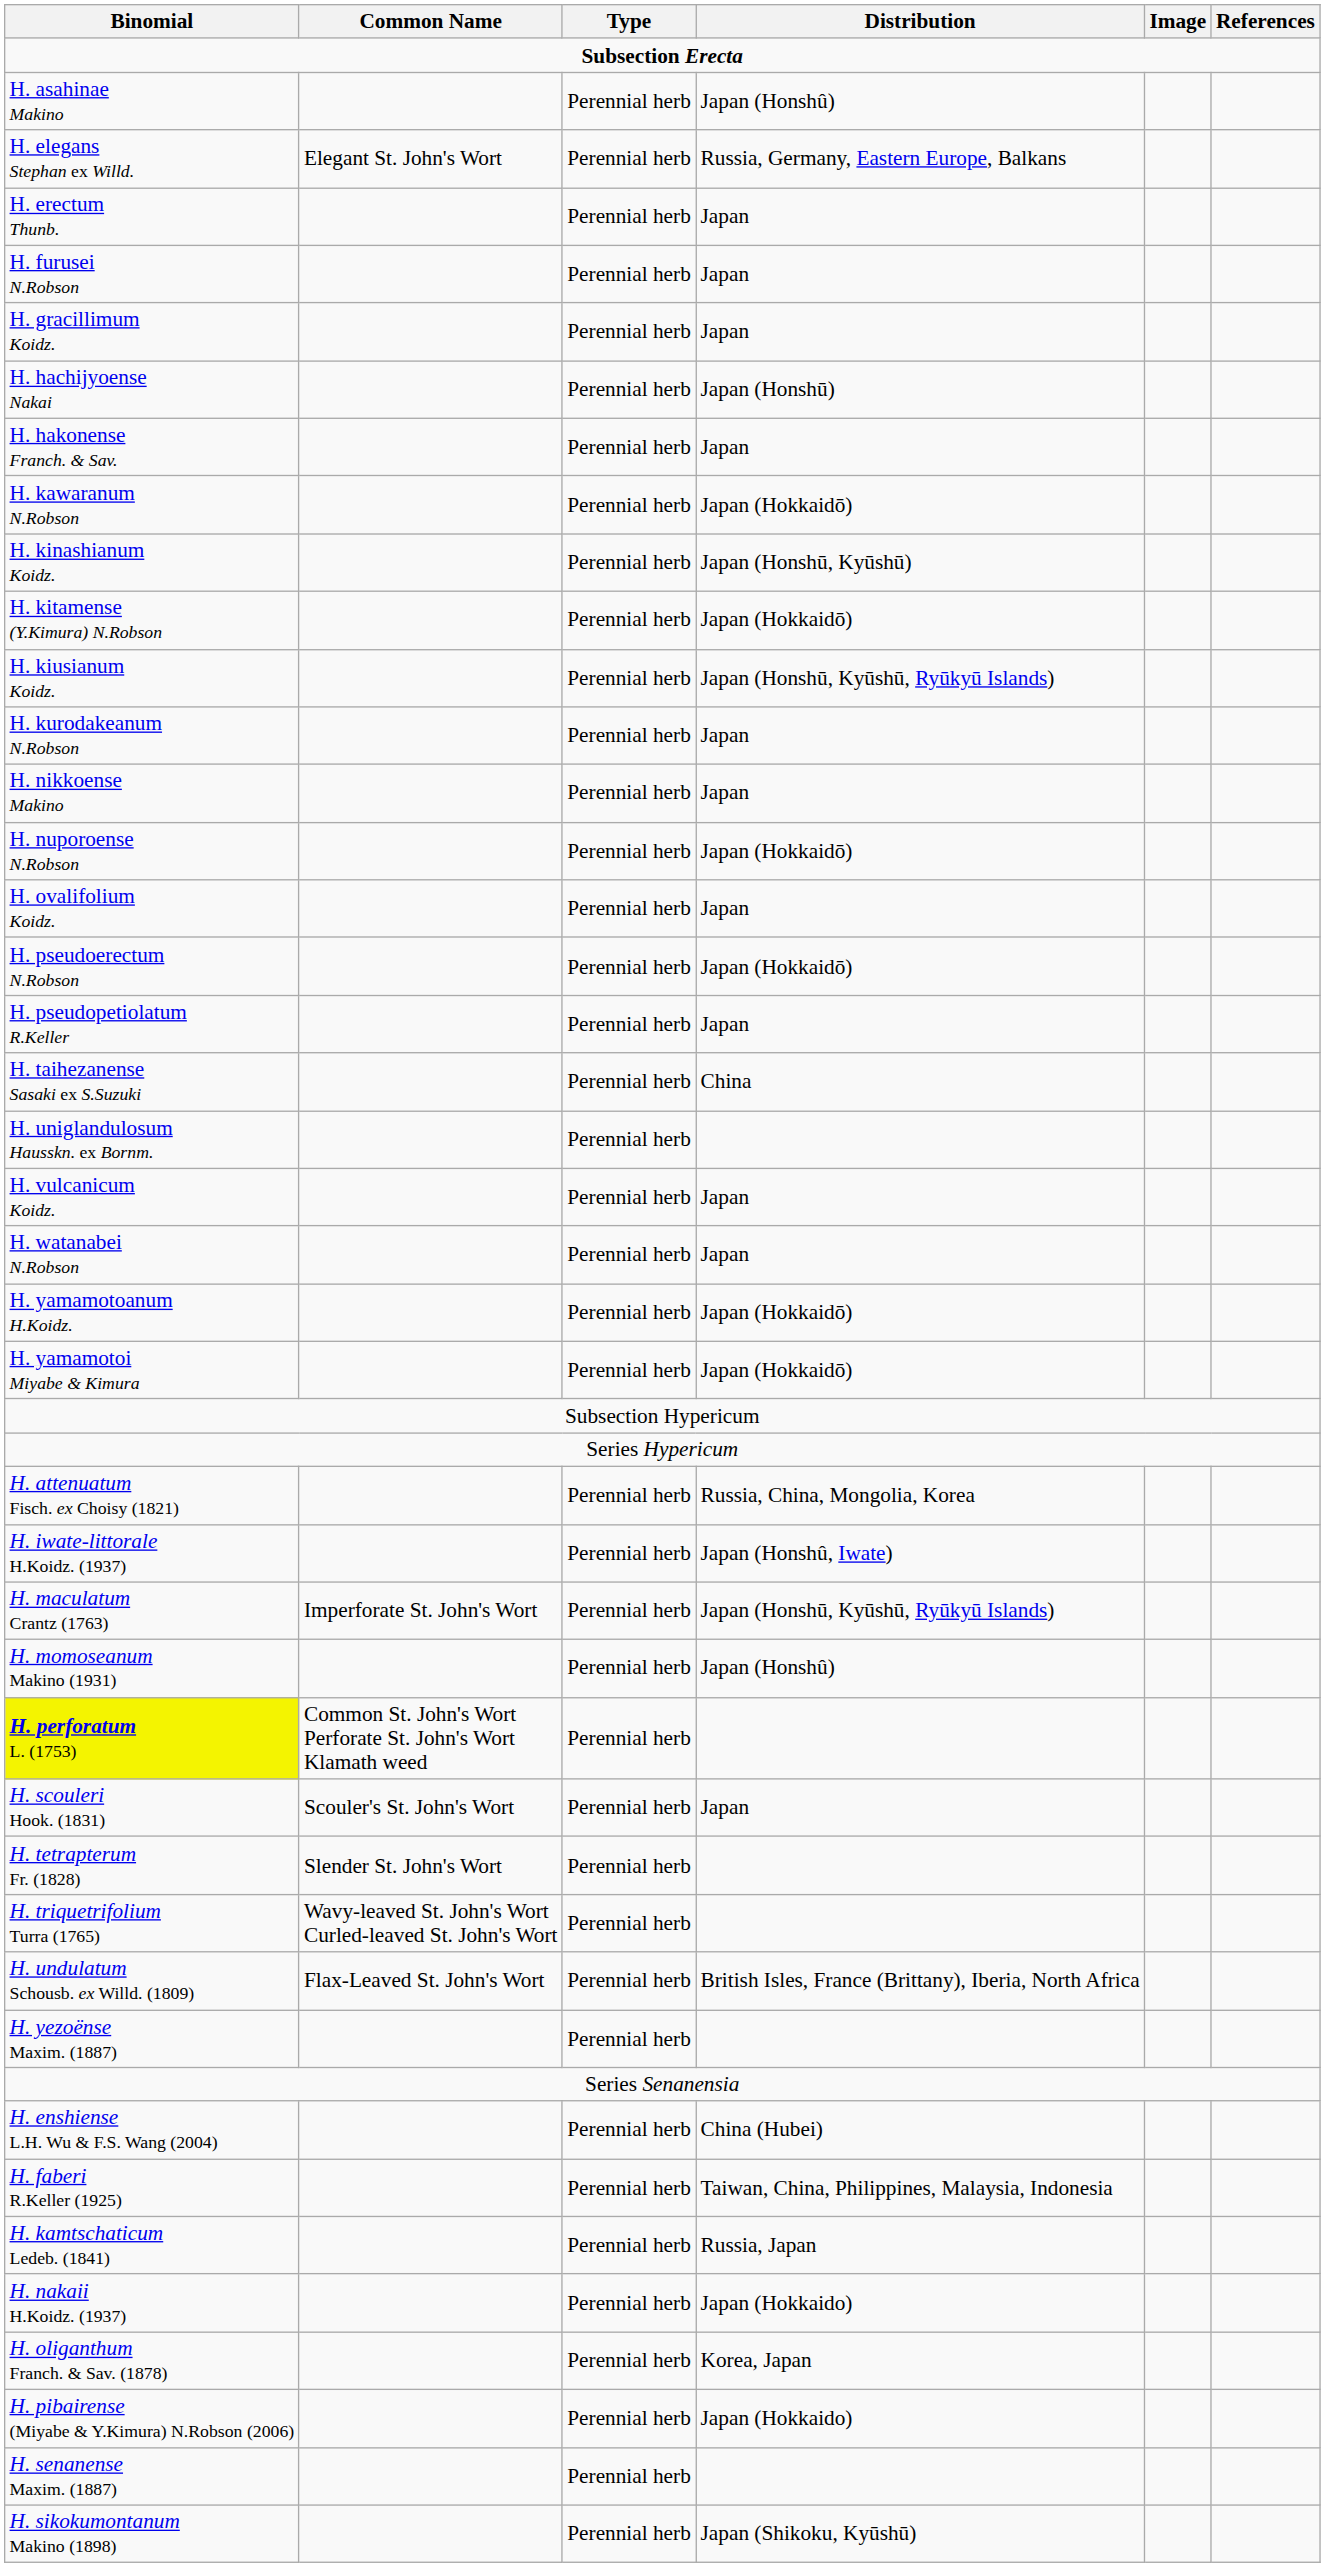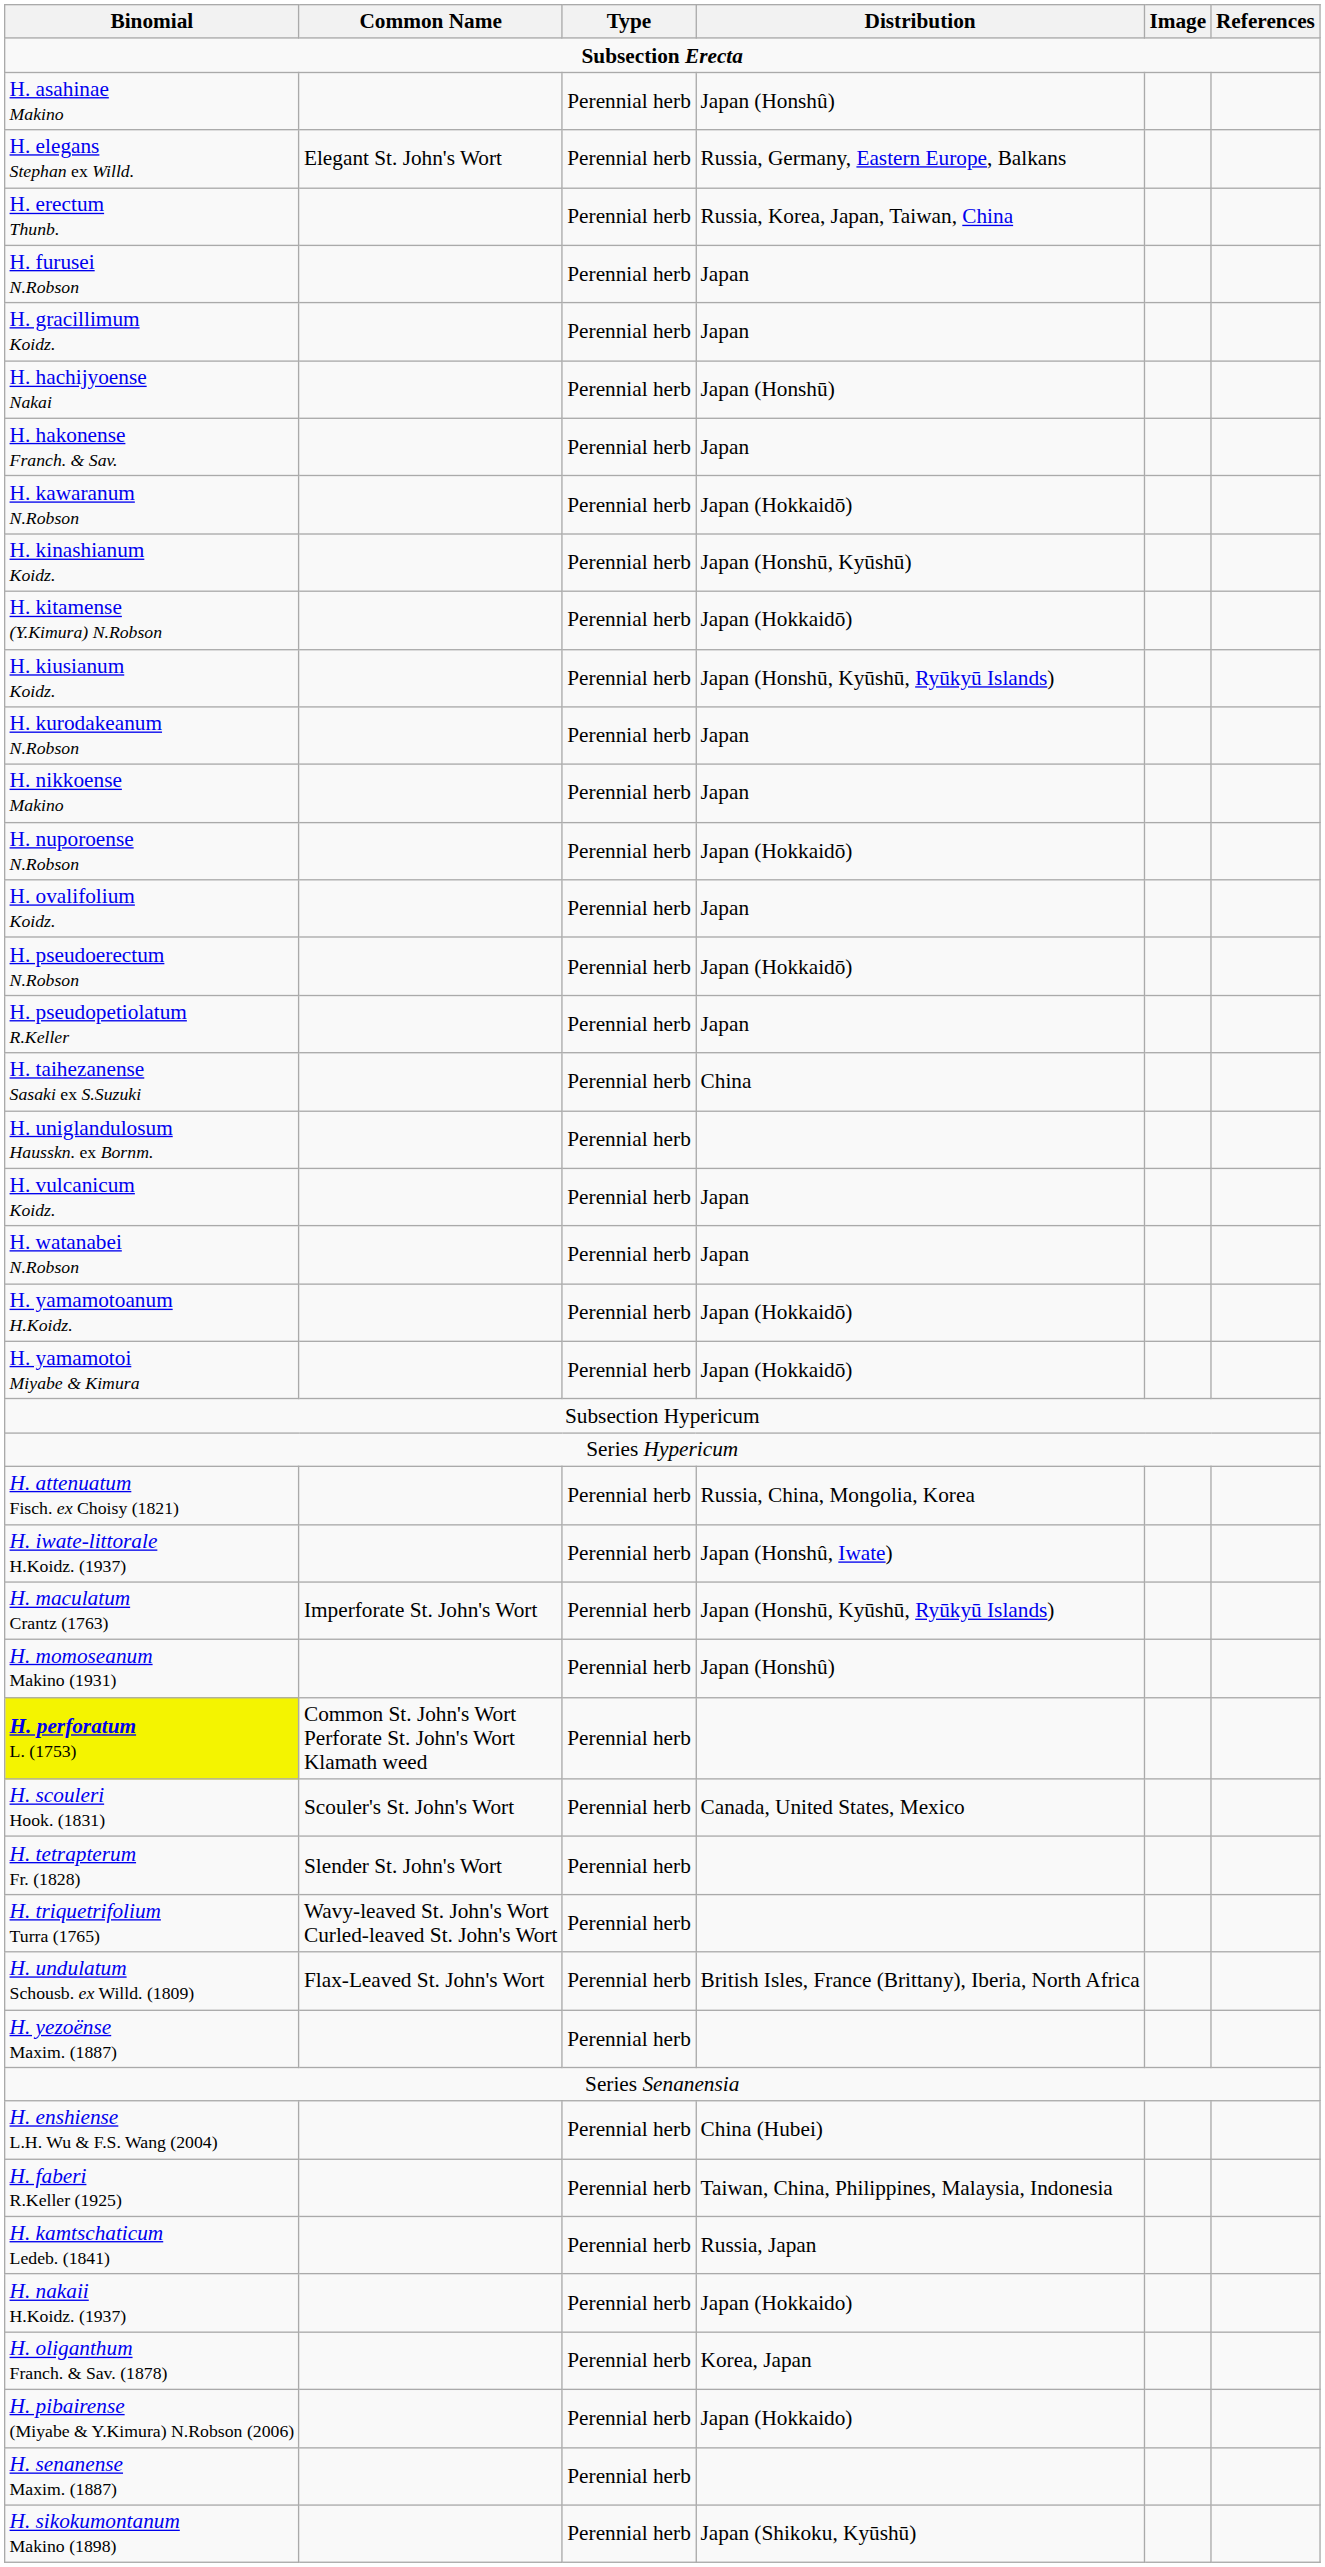(725, 216) Japan -> (857, 216) Russia, Korea, Japan, Taiwan, China
(725, 1807) Japan -> (833, 1807) Canada, United States, Mexico
